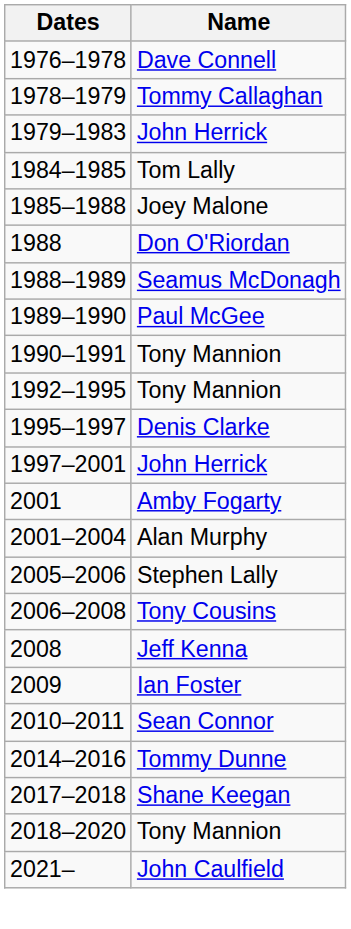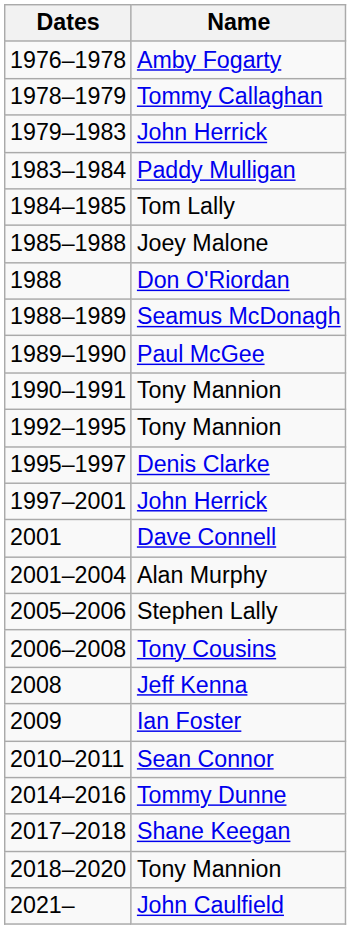(207, 59) Dave Connell -> (209, 59) Amby Fogarty
+ row: (68, 170)
(209, 501) Amby Fogarty -> (207, 538) Dave Connell
